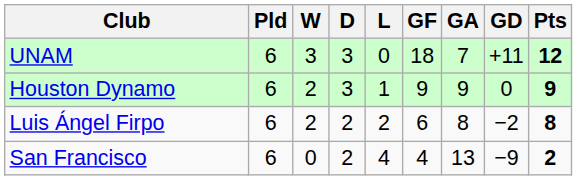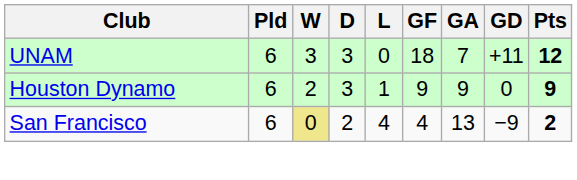- row: (87, 123)
(311, 157) no background -> (311, 123) khaki background
